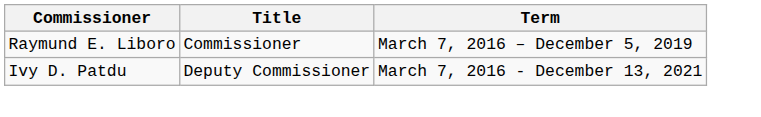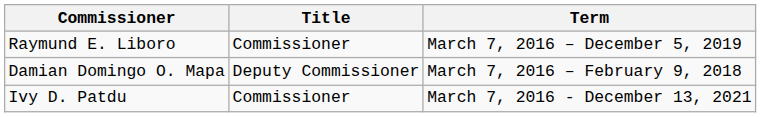+ row: (117, 71)
(277, 71) Deputy Commissioner -> (292, 98) Commissioner
